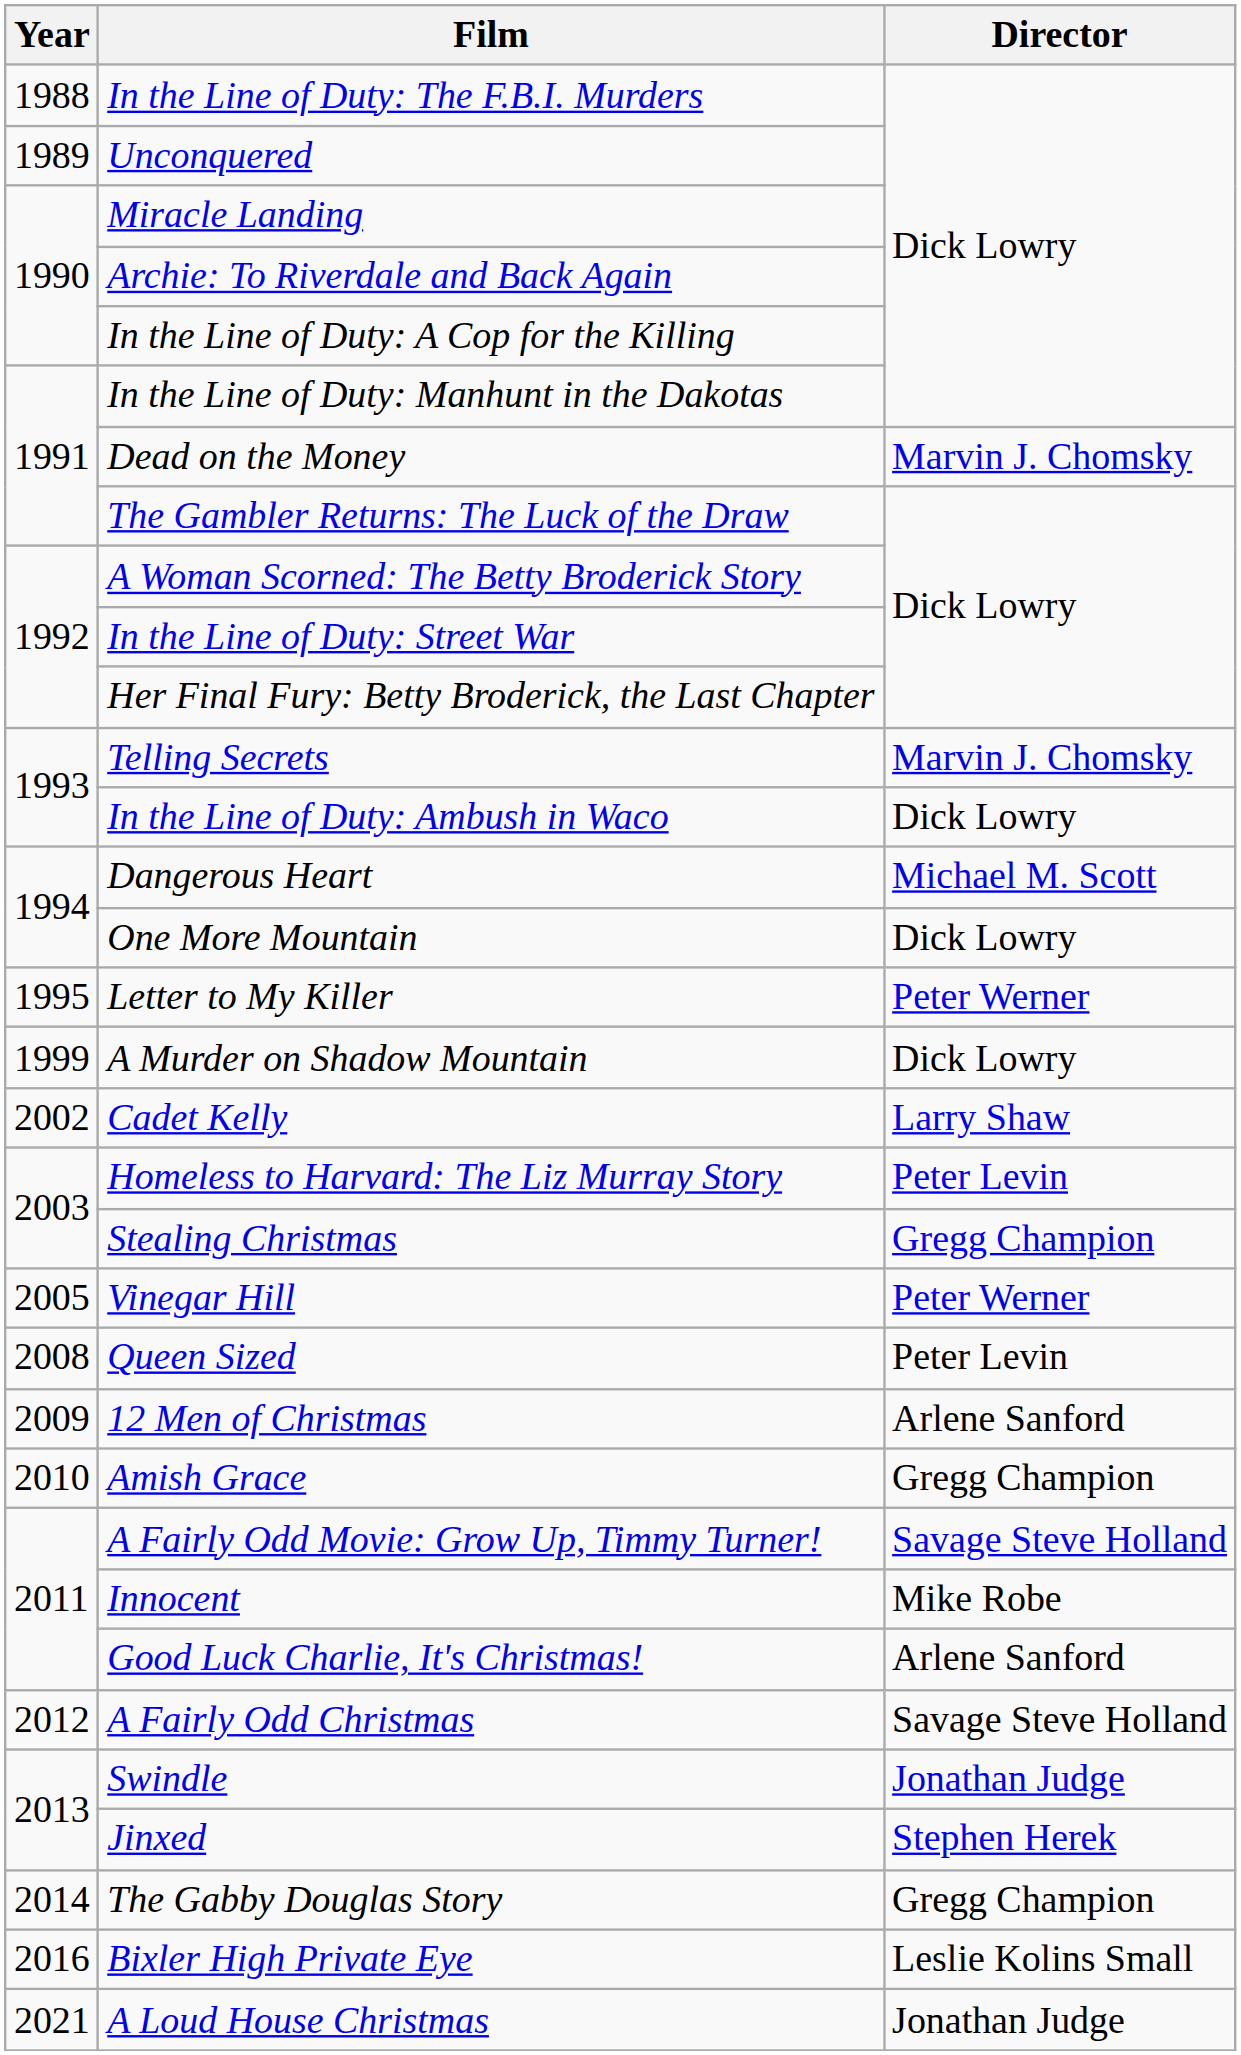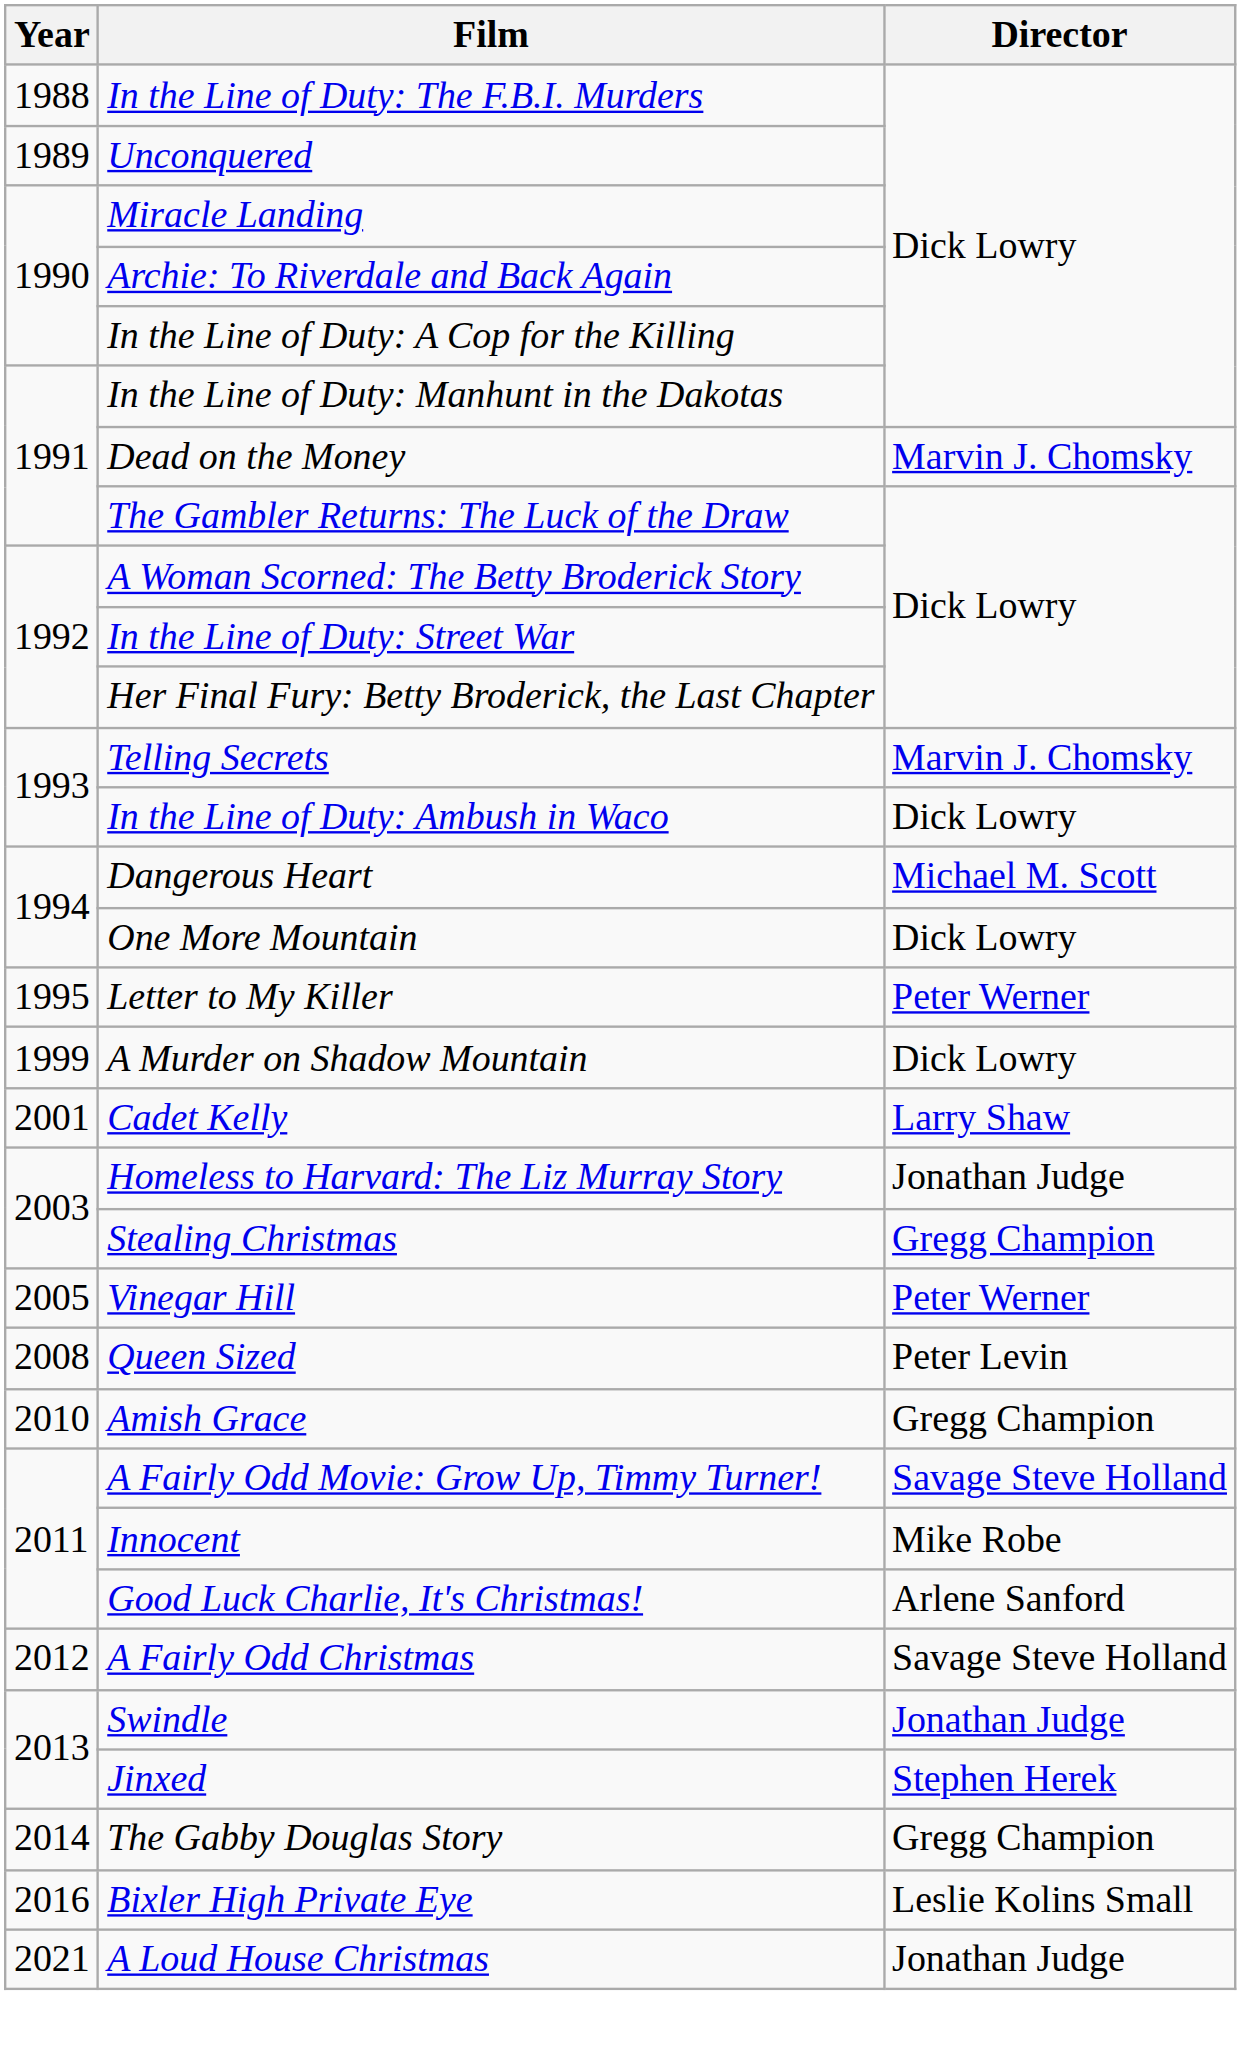(52, 1117) 2002 -> (52, 1117) 2001
(980, 1177) Peter Levin -> (1008, 1177) Jonathan Judge
- row: (267, 1417)
